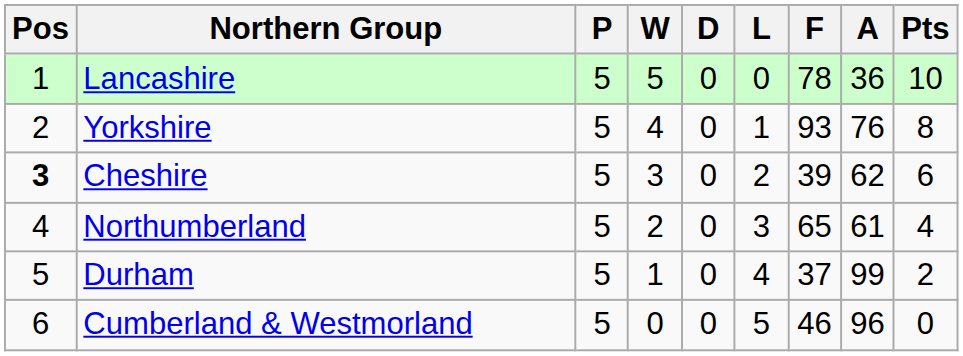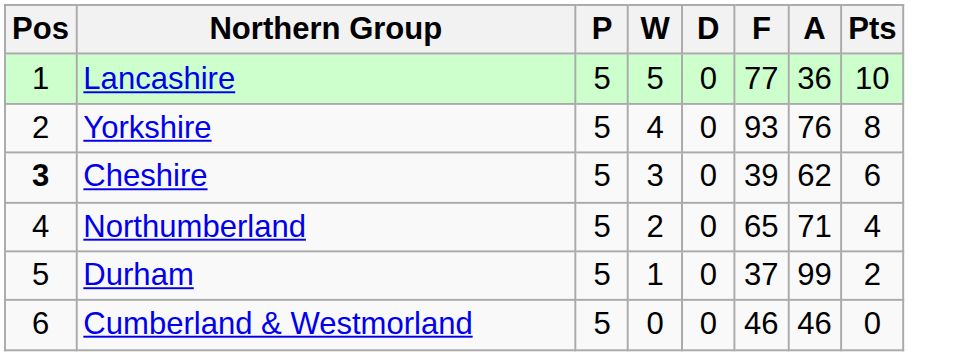- column: (761, 29)
(814, 78) 78 -> (761, 78) 77
(868, 226) 61 -> (814, 226) 71
(868, 324) 96 -> (814, 324) 46
